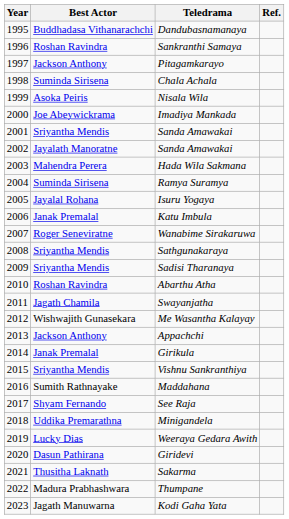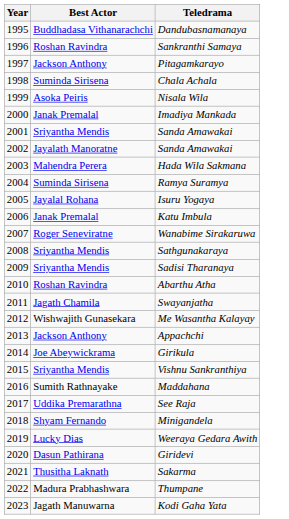- column: (272, 13)
(74, 115) Joe Abeywickrama -> (66, 115) Janak Premalal
(66, 353) Janak Premalal -> (74, 353) Joe Abeywickrama
(70, 404) Shyam Fernando -> (77, 404) Uddika Premarathna
(77, 421) Uddika Premarathna -> (70, 421) Shyam Fernando
